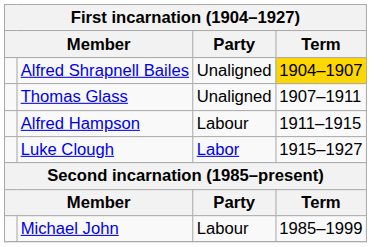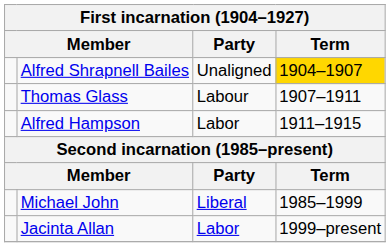(234, 96) Unaligned -> (223, 96) Labour
(223, 123) Labour -> (218, 123) Labor
- row: (67, 149)
(223, 228) Labour -> (222, 202) Liberal
+ row: (67, 228)
